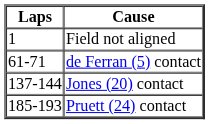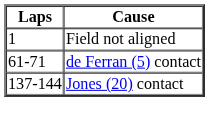- row: (126, 106)
